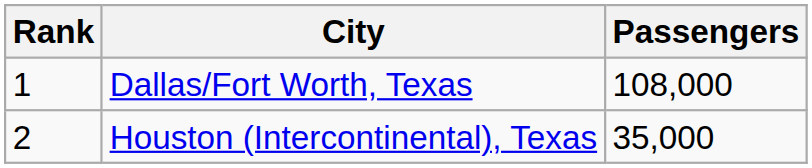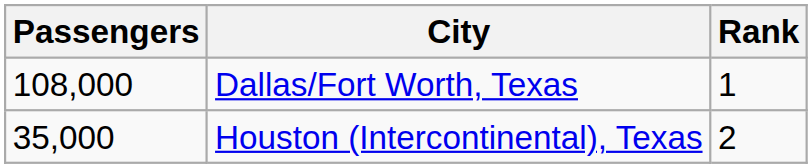columns swapped: (53, 32) <-> (706, 32)
